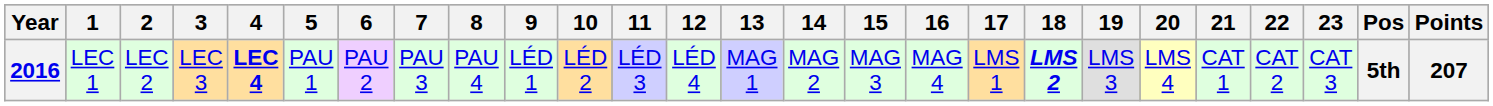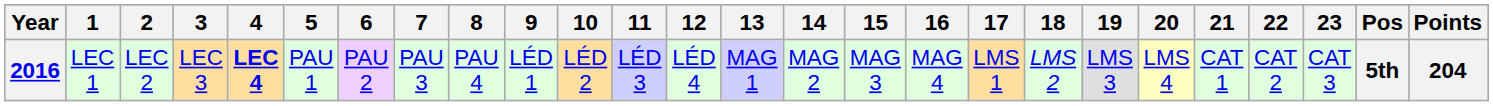(1054, 70) bold -> (1053, 70) normal
(1449, 70) 207 -> (1448, 70) 204
